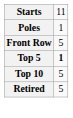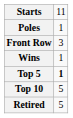(61, 43) 5 -> (61, 43) 3
+ row: (29, 58)
